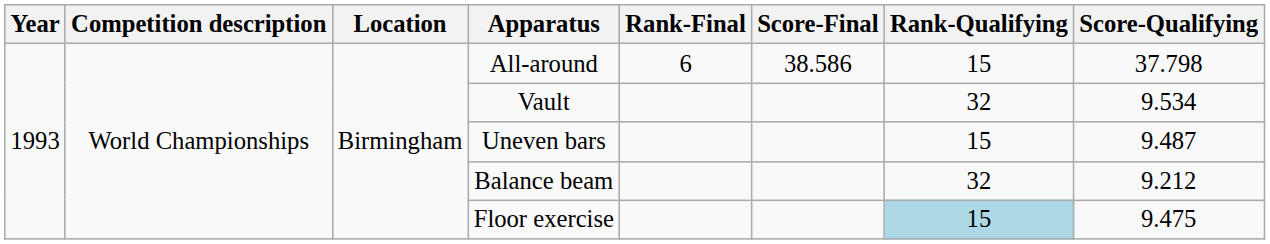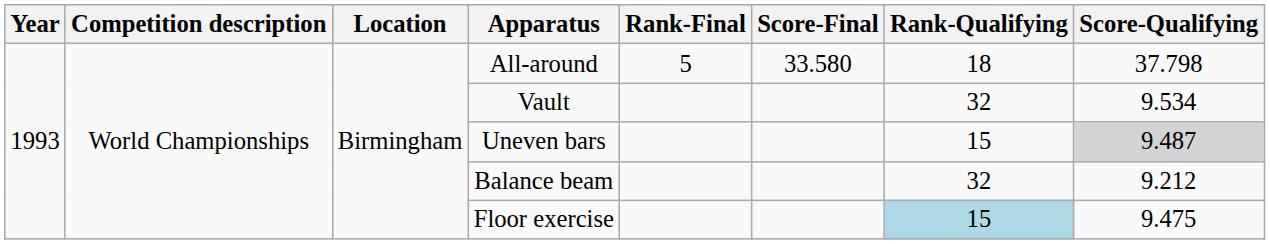(686, 63) 6 -> (686, 63) 5
(818, 63) 38.586 -> (818, 63) 33.580
(979, 63) 15 -> (979, 63) 18
(1169, 141) no background -> (1169, 141) lightgrey background
